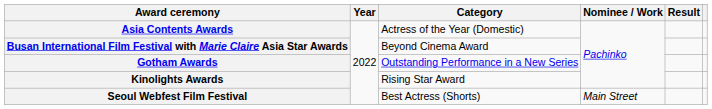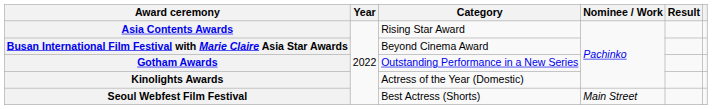(452, 29) Actress of the Year (Domestic) -> (423, 29) Rising Star Award
(423, 79) Rising Star Award -> (452, 79) Actress of the Year (Domestic)
